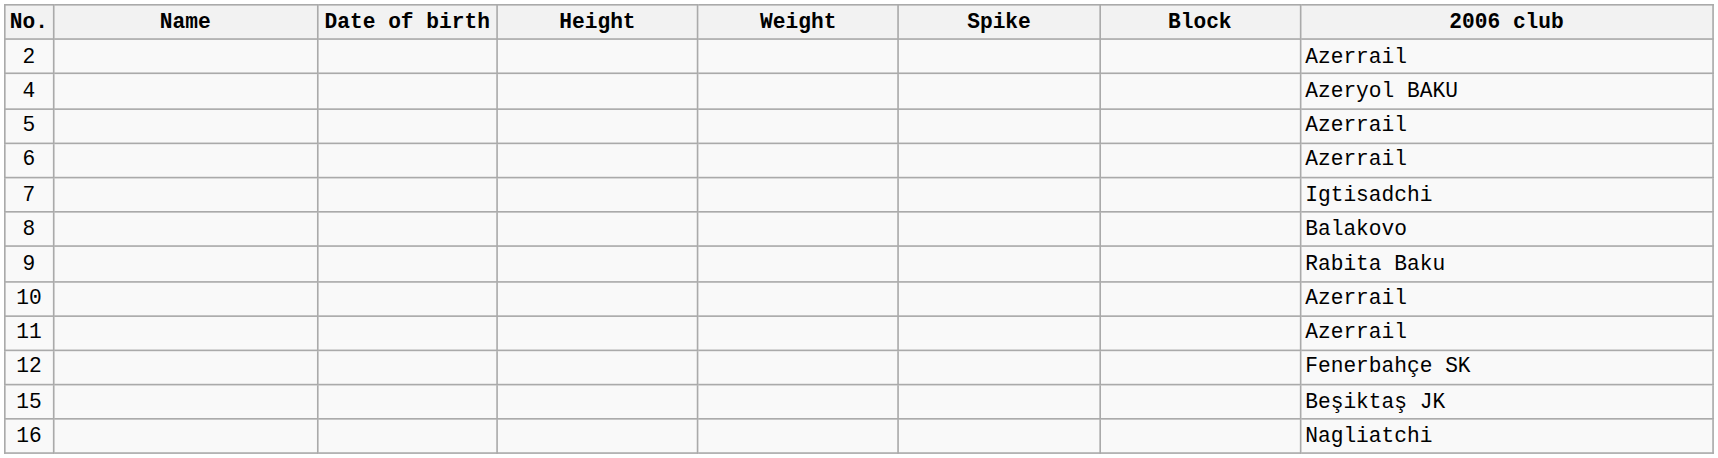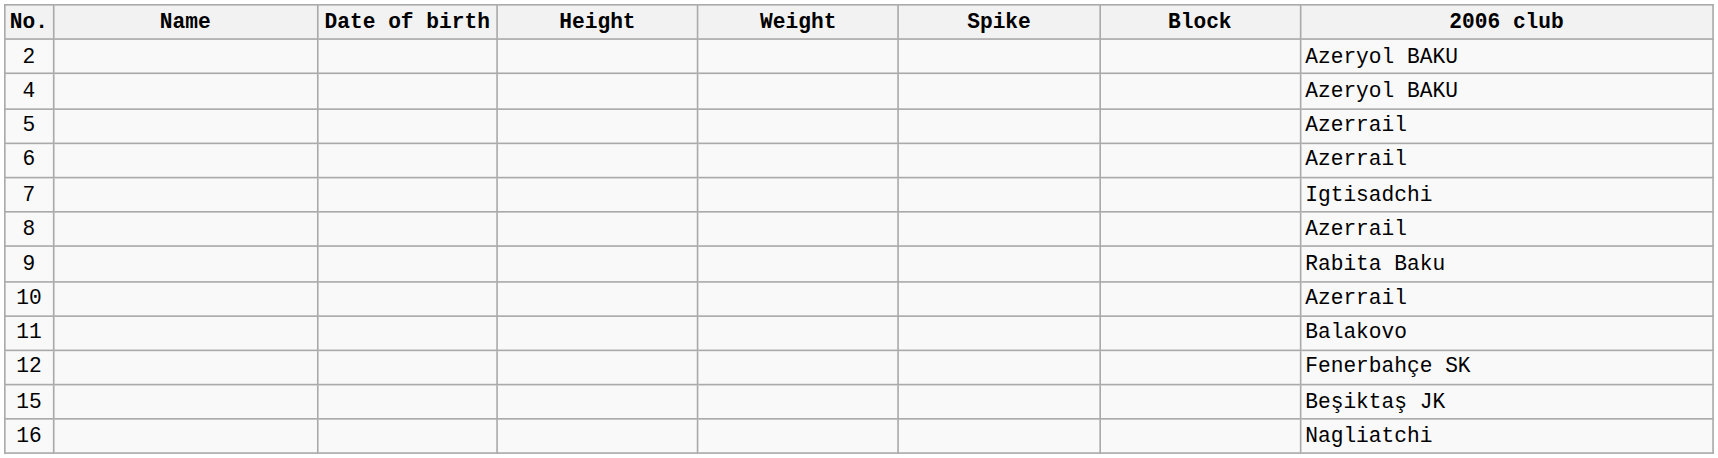(1356, 57) Azerrail -> (1382, 57) Azeryol BAKU
(1356, 229) Balakovo -> (1356, 229) Azerrail
(1356, 333) Azerrail -> (1356, 333) Balakovo
